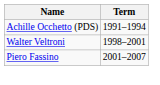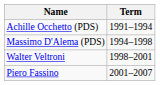+ row: (56, 42)
